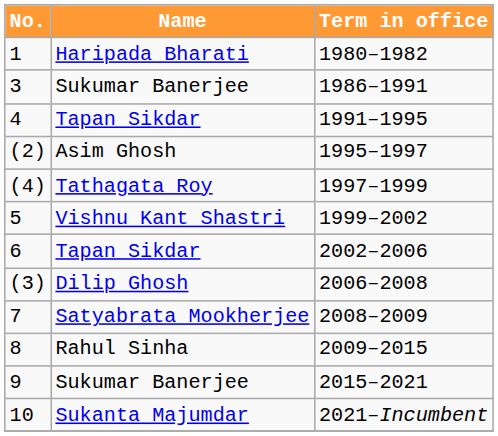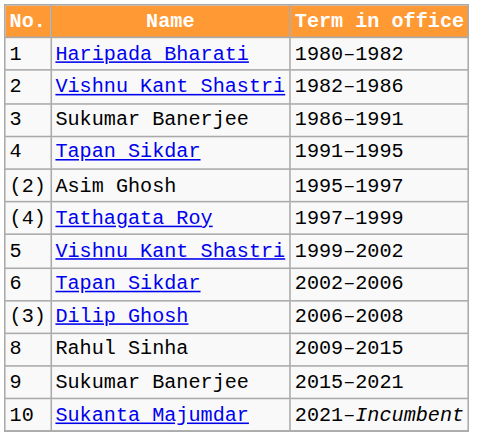+ row: (16, 87)
- row: (16, 317)
